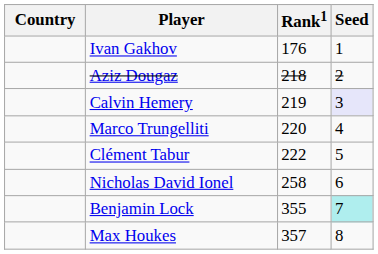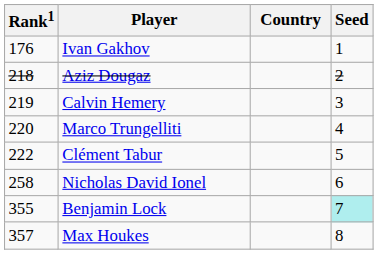columns swapped: (45, 20) <-> (304, 20)
(339, 102) lavender background -> (339, 102) no background
